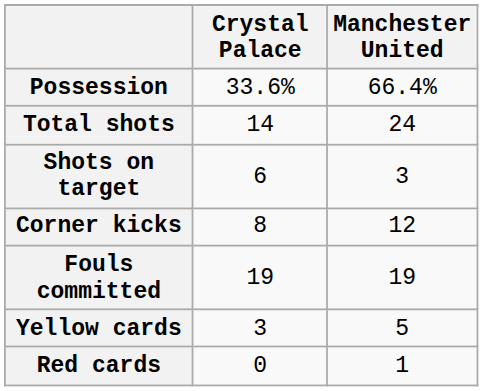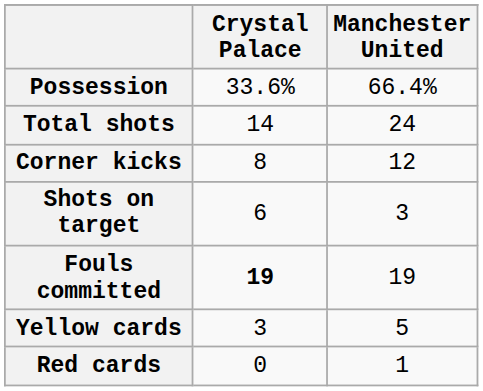rows swapped: (99, 176) <-> (99, 227)
(260, 278) normal -> (260, 278) bold
